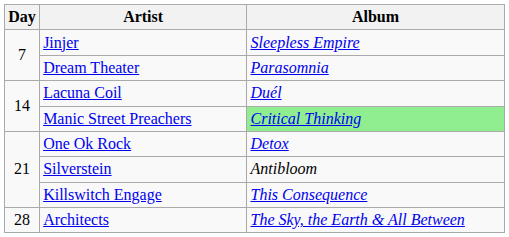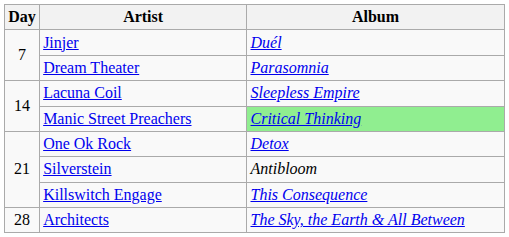(305, 42) Sleepless Empire -> (266, 42) Duél
(266, 93) Duél -> (305, 93) Sleepless Empire
